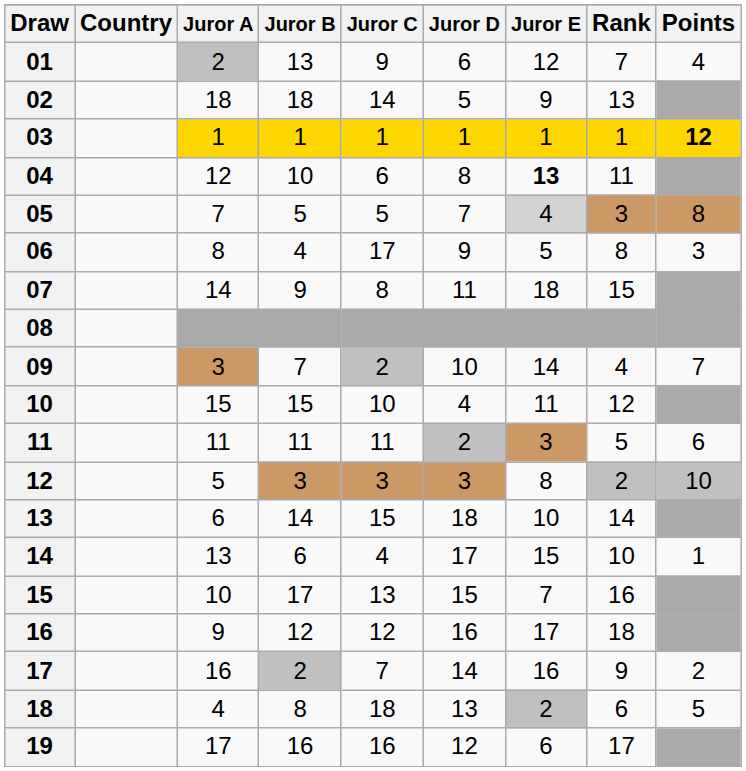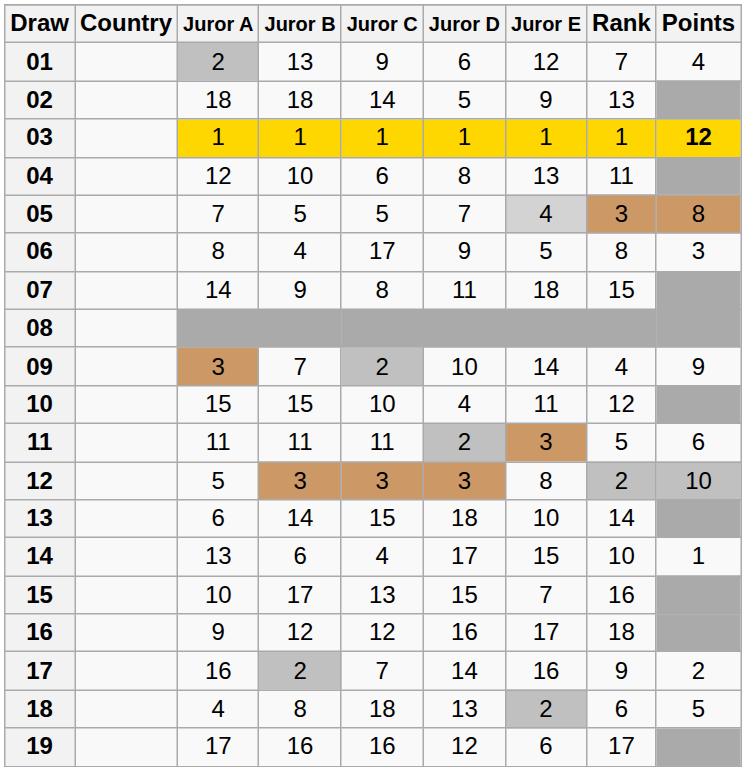(546, 175) bold -> (546, 175) normal
(698, 366) 7 -> (698, 366) 9
